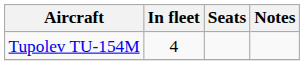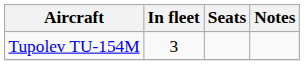(174, 45) 4 -> (174, 45) 3
